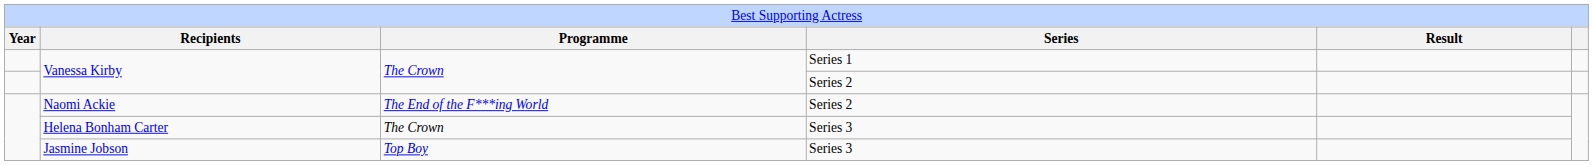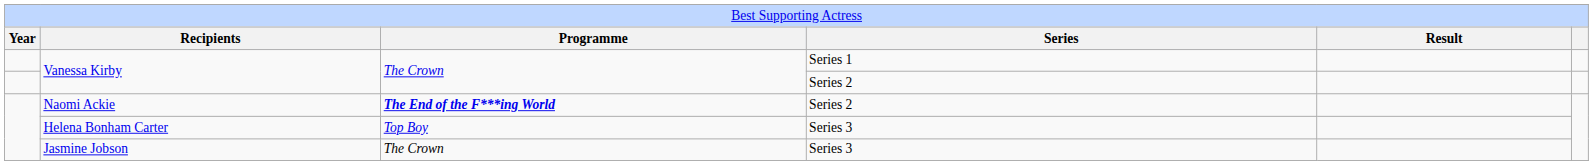(466, 105) normal -> (469, 105) bold
(414, 127) The Crown -> (406, 127) Top Boy
(406, 150) Top Boy -> (414, 150) The Crown
